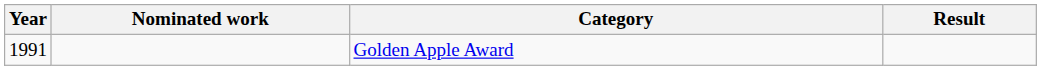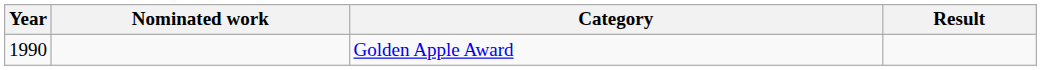(28, 49) 1991 -> (28, 49) 1990
